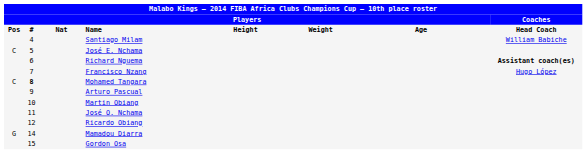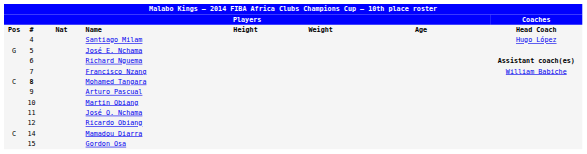(536, 40) William Babiche -> (536, 40) Hugo López
(14, 51) C -> (14, 51) G
(536, 71) Hugo López -> (536, 71) William Babiche
(14, 134) G -> (14, 134) C
